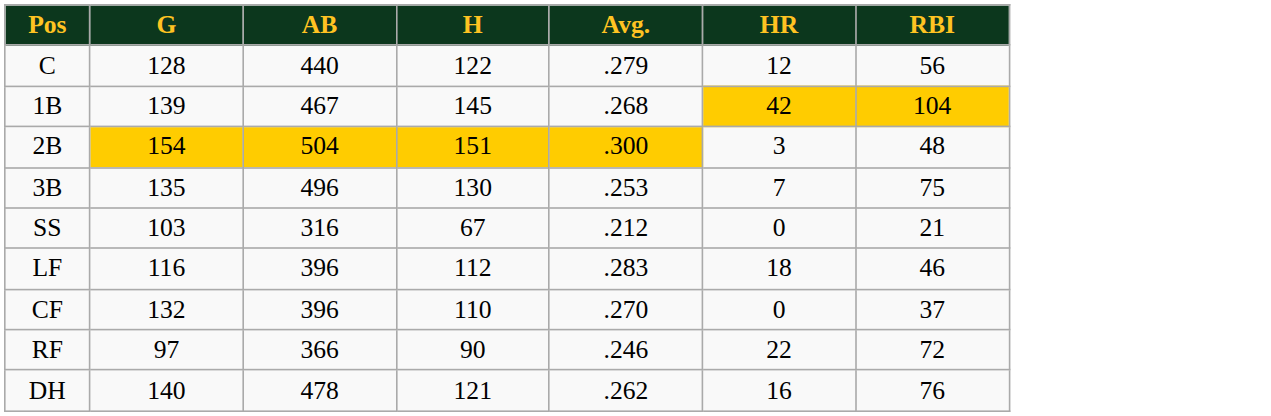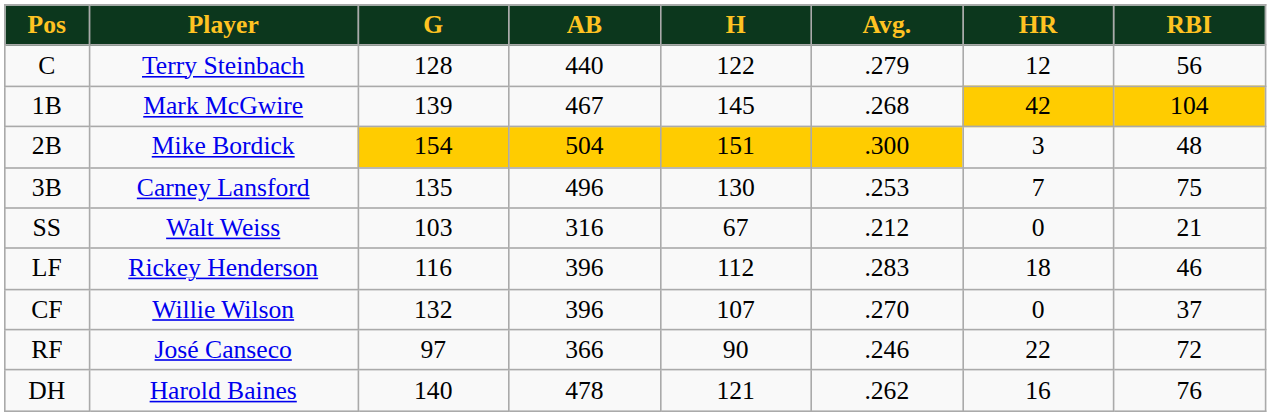+ column: (223, 24)
(473, 308) 110 -> (736, 308) 107
